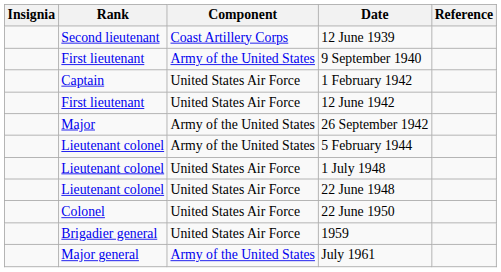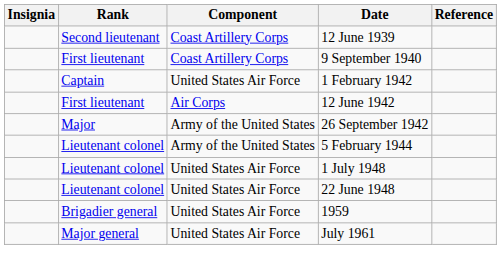(243, 59) Army of the United States -> (229, 59) Coast Artillery Corps
(235, 102) United States Air Force -> (198, 102) Air Corps
- row: (358, 211)
(243, 255) Army of the United States -> (235, 233) United States Air Force
